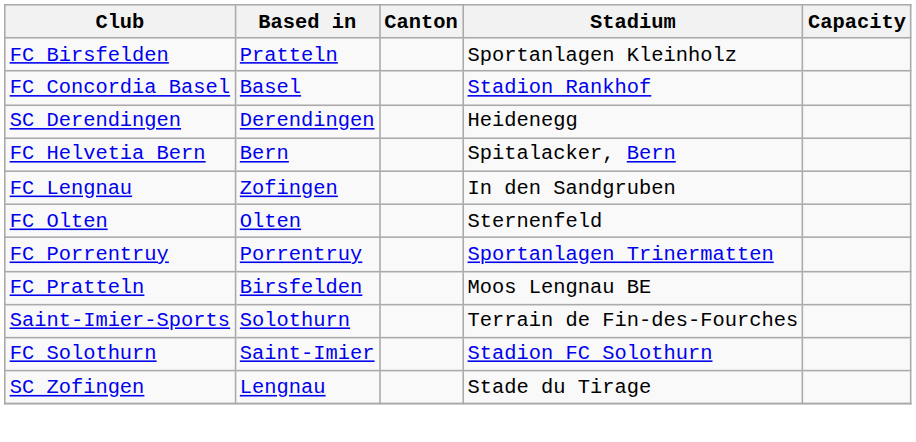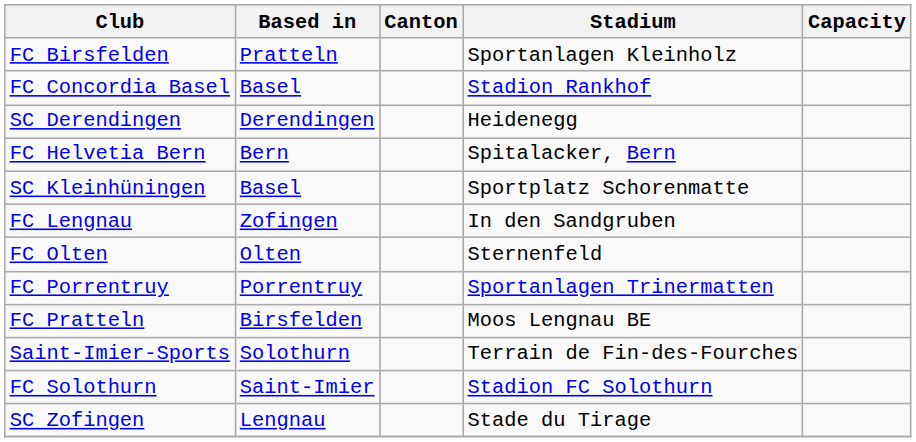+ row: (108, 188)
